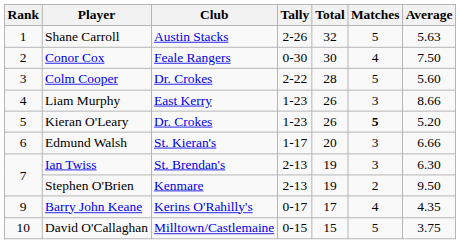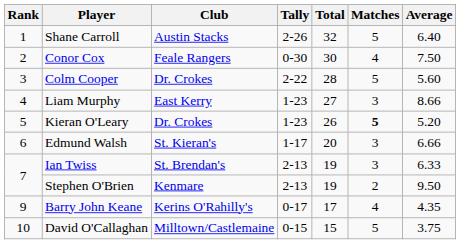(429, 36) 5.63 -> (429, 36) 6.40
(330, 100) 26 -> (330, 100) 27
(429, 164) 6.30 -> (429, 164) 6.33
